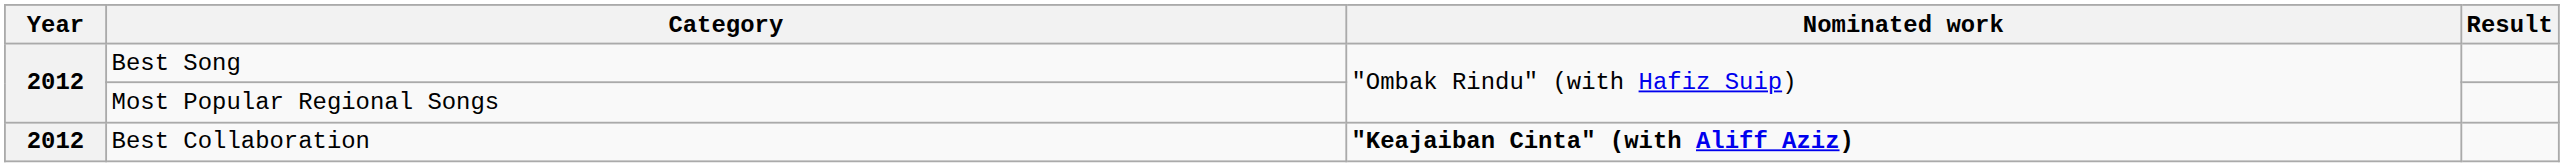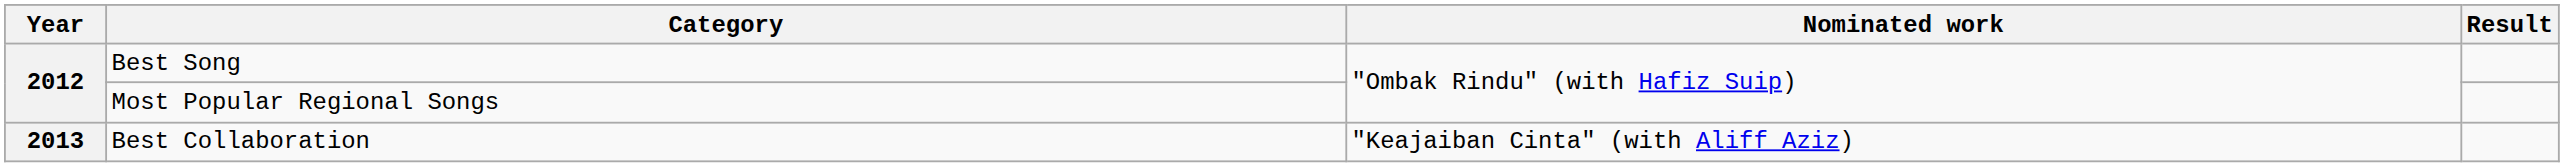(55, 141) 2012 -> (55, 141) 2013
(1603, 141) bold -> (1603, 141) normal
